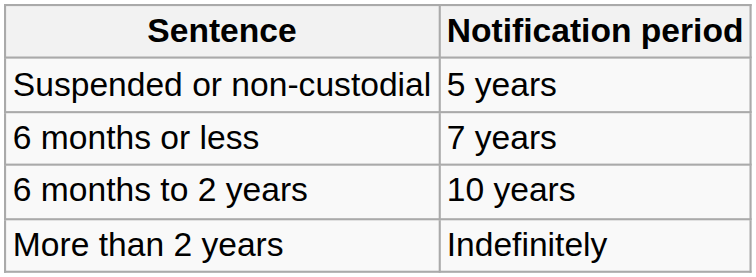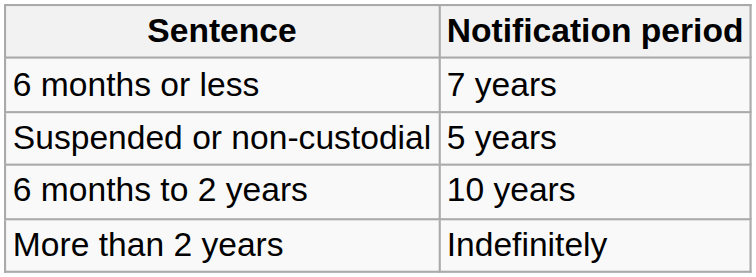rows swapped: (222, 84) <-> (136, 137)
